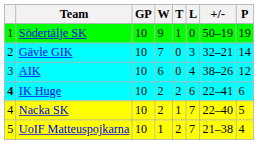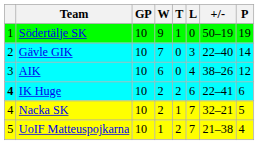(218, 52) 32–21 -> (218, 52) 22–40
(218, 110) 22–40 -> (218, 110) 32–21
